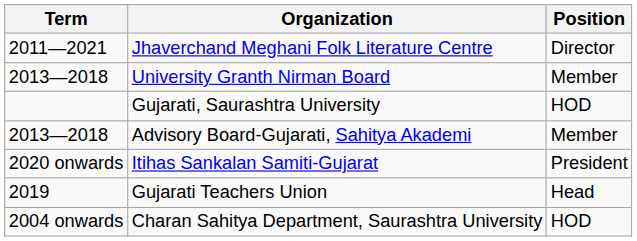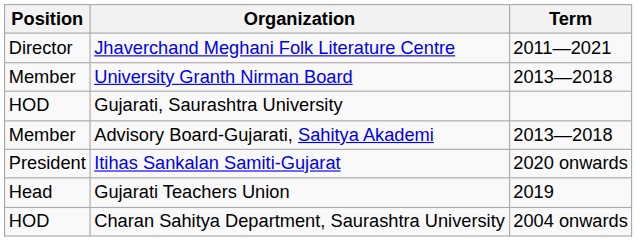columns swapped: (589, 18) <-> (66, 18)
